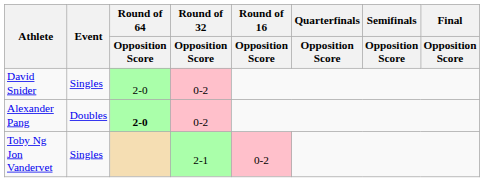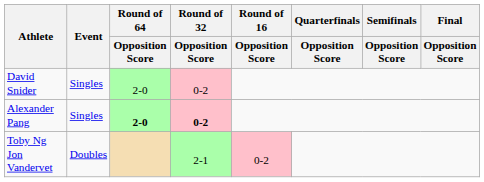(88, 116) Doubles -> (86, 116) Singles
(201, 122) normal -> (201, 122) bold
(86, 154) Singles -> (88, 154) Doubles
